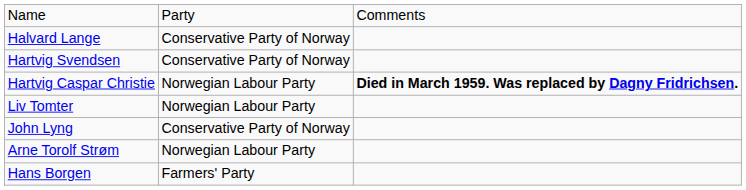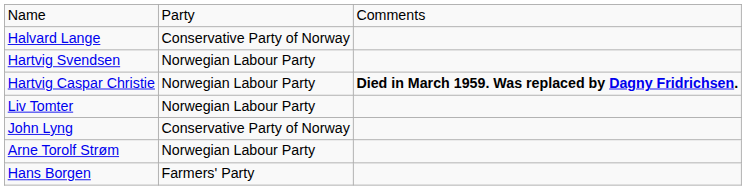(256, 60) Conservative Party of Norway -> (238, 60) Norwegian Labour Party
